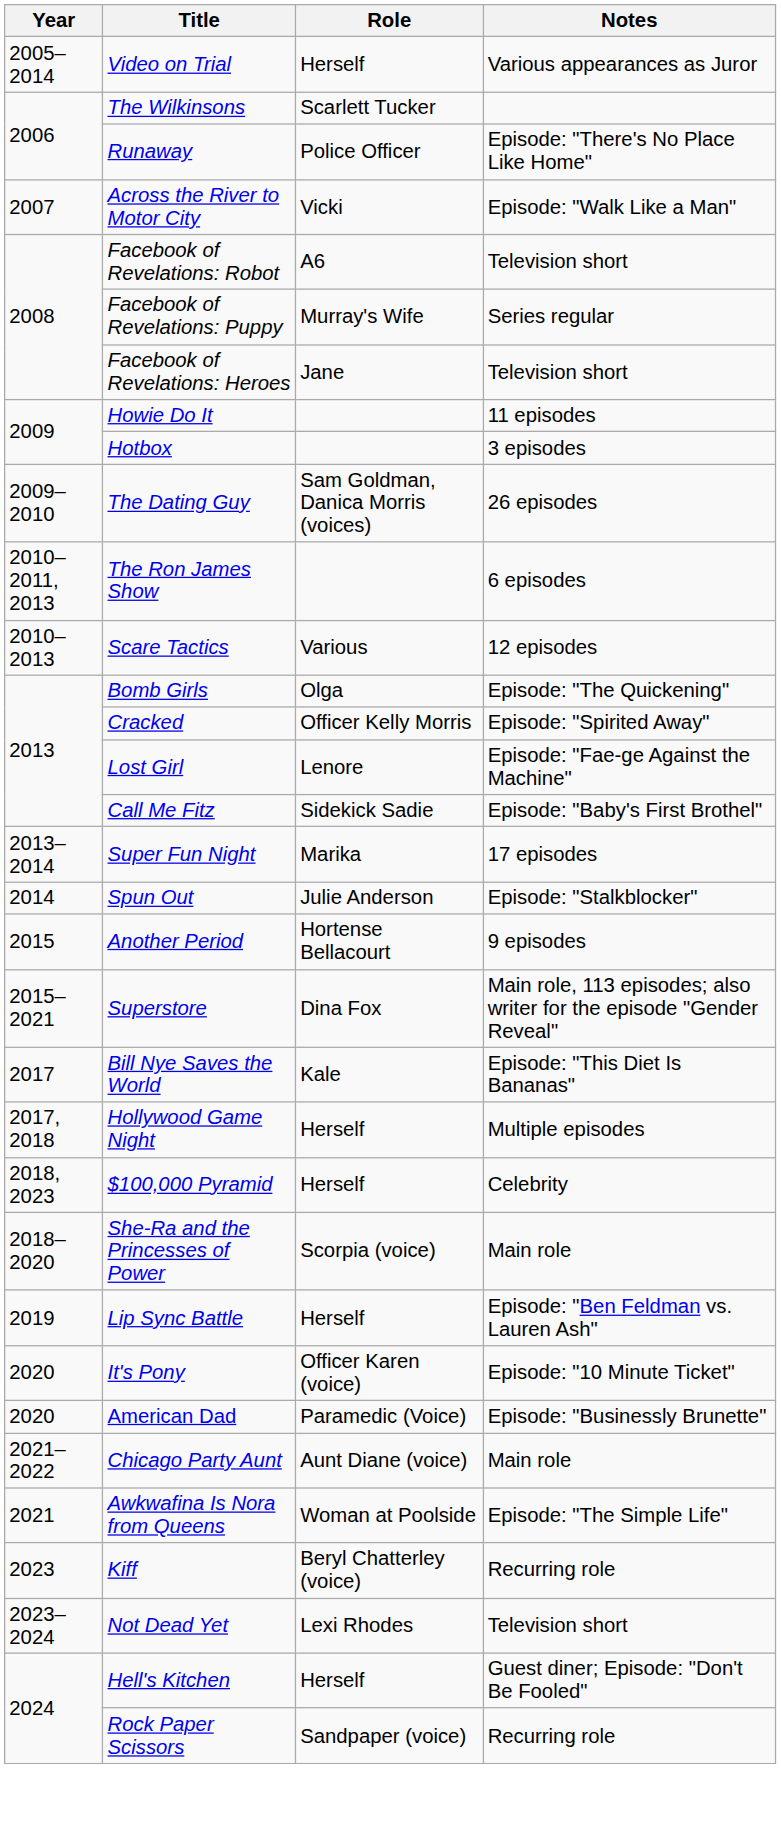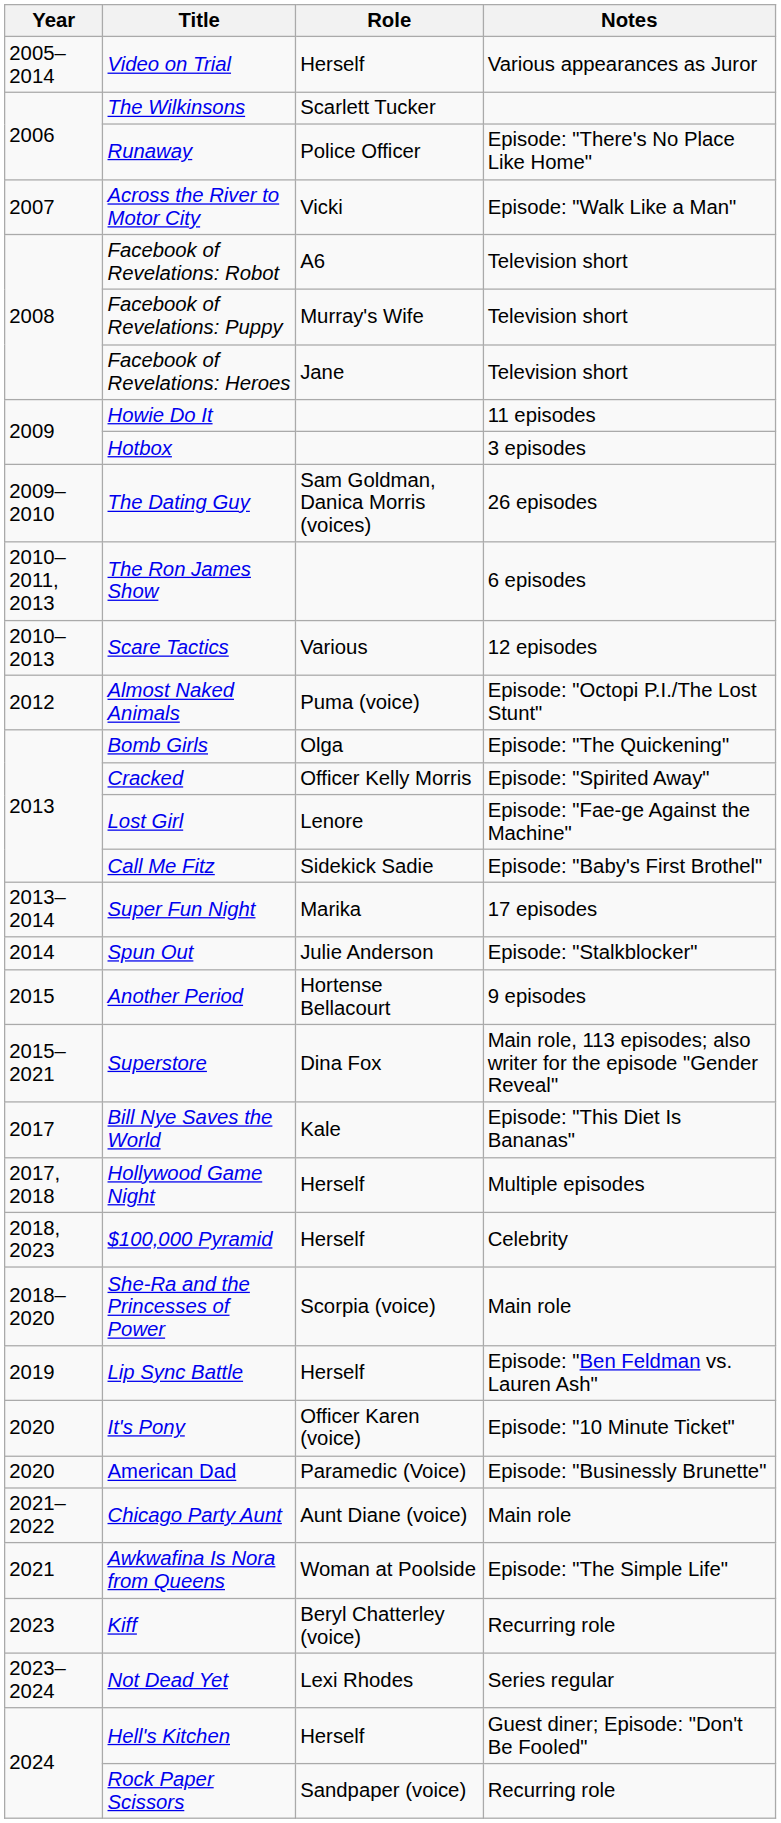(551, 316) Series regular -> (558, 316) Television short
+ row: (171, 702)
(558, 1625) Television short -> (551, 1680) Series regular
